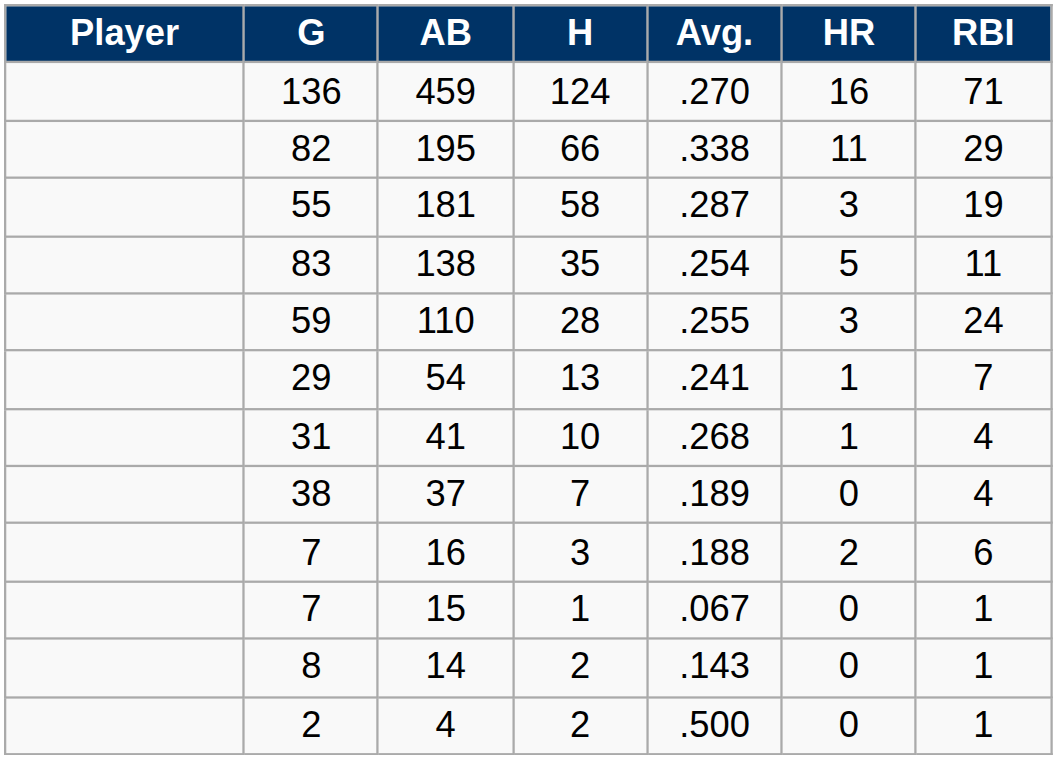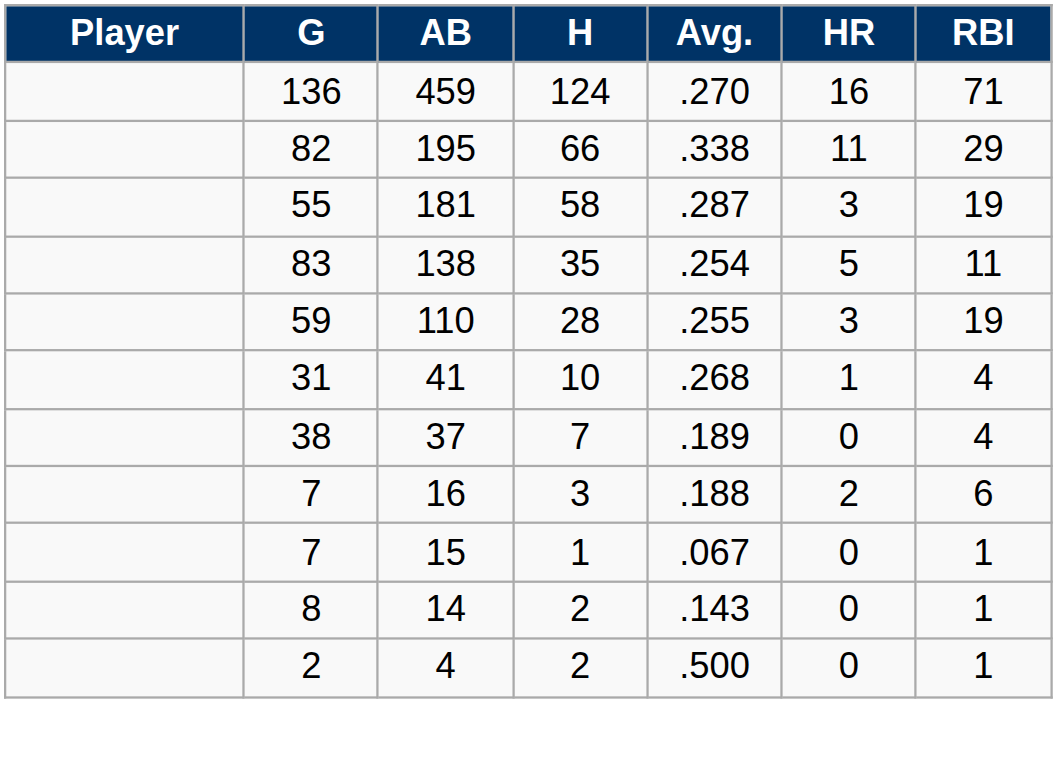(983, 321) 24 -> (983, 321) 19
- row: (446, 378)
